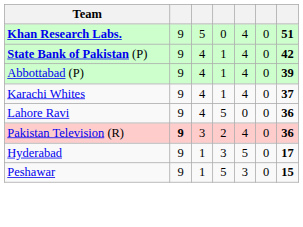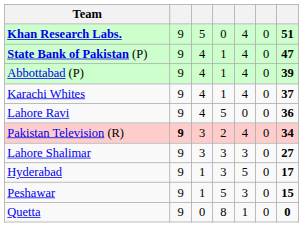(287, 53) 42 -> (287, 53) 47
(287, 133) 36 -> (287, 133) 34
+ row: (49, 152)
+ row: (24, 212)
